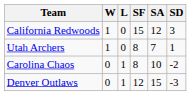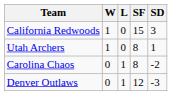- column: (157, 13)
